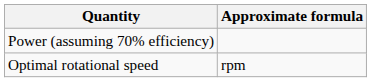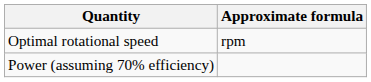rows swapped: (111, 40) <-> (83, 64)
